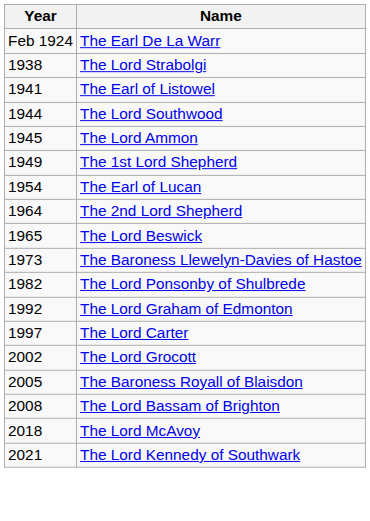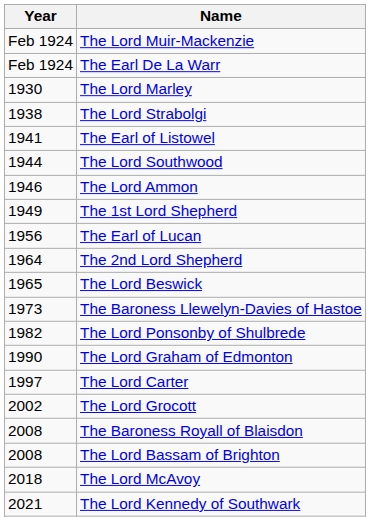+ row: (167, 41)
+ row: (136, 89)
(25, 138) 1945 -> (25, 187) 1946
(25, 187) 1954 -> (25, 235) 1956
(25, 308) 1992 -> (25, 357) 1990
(25, 382) 2005 -> (25, 430) 2008
